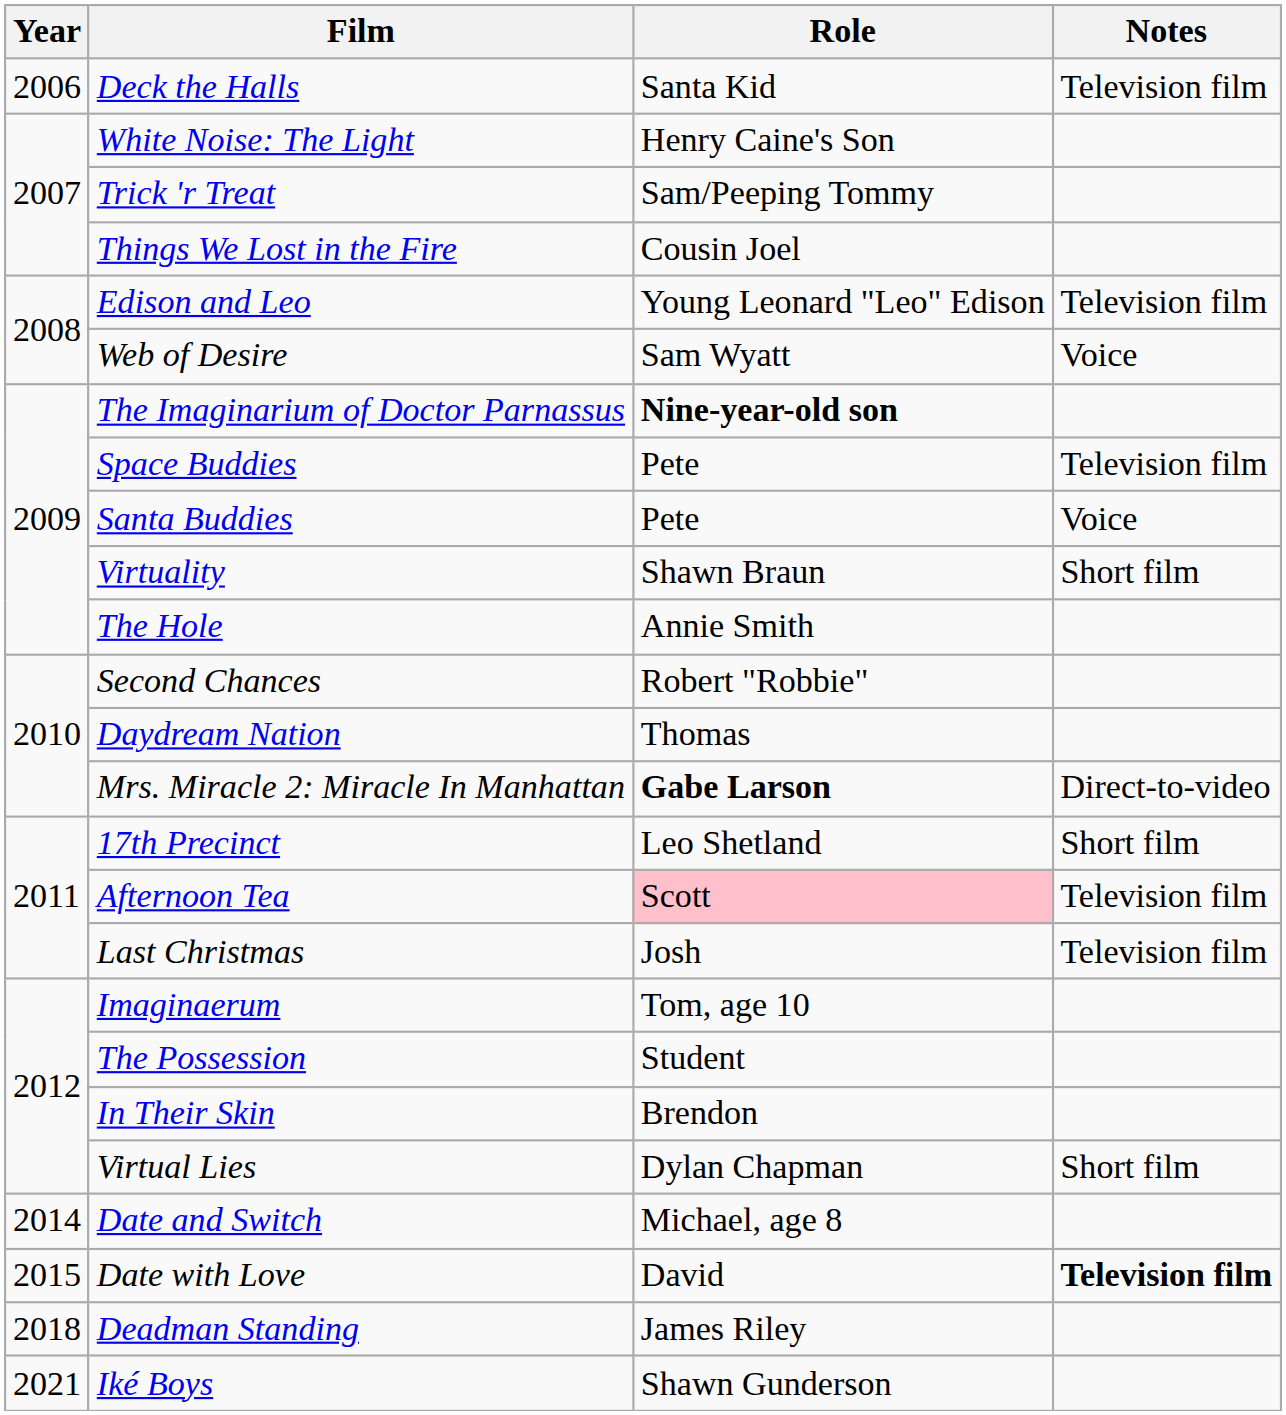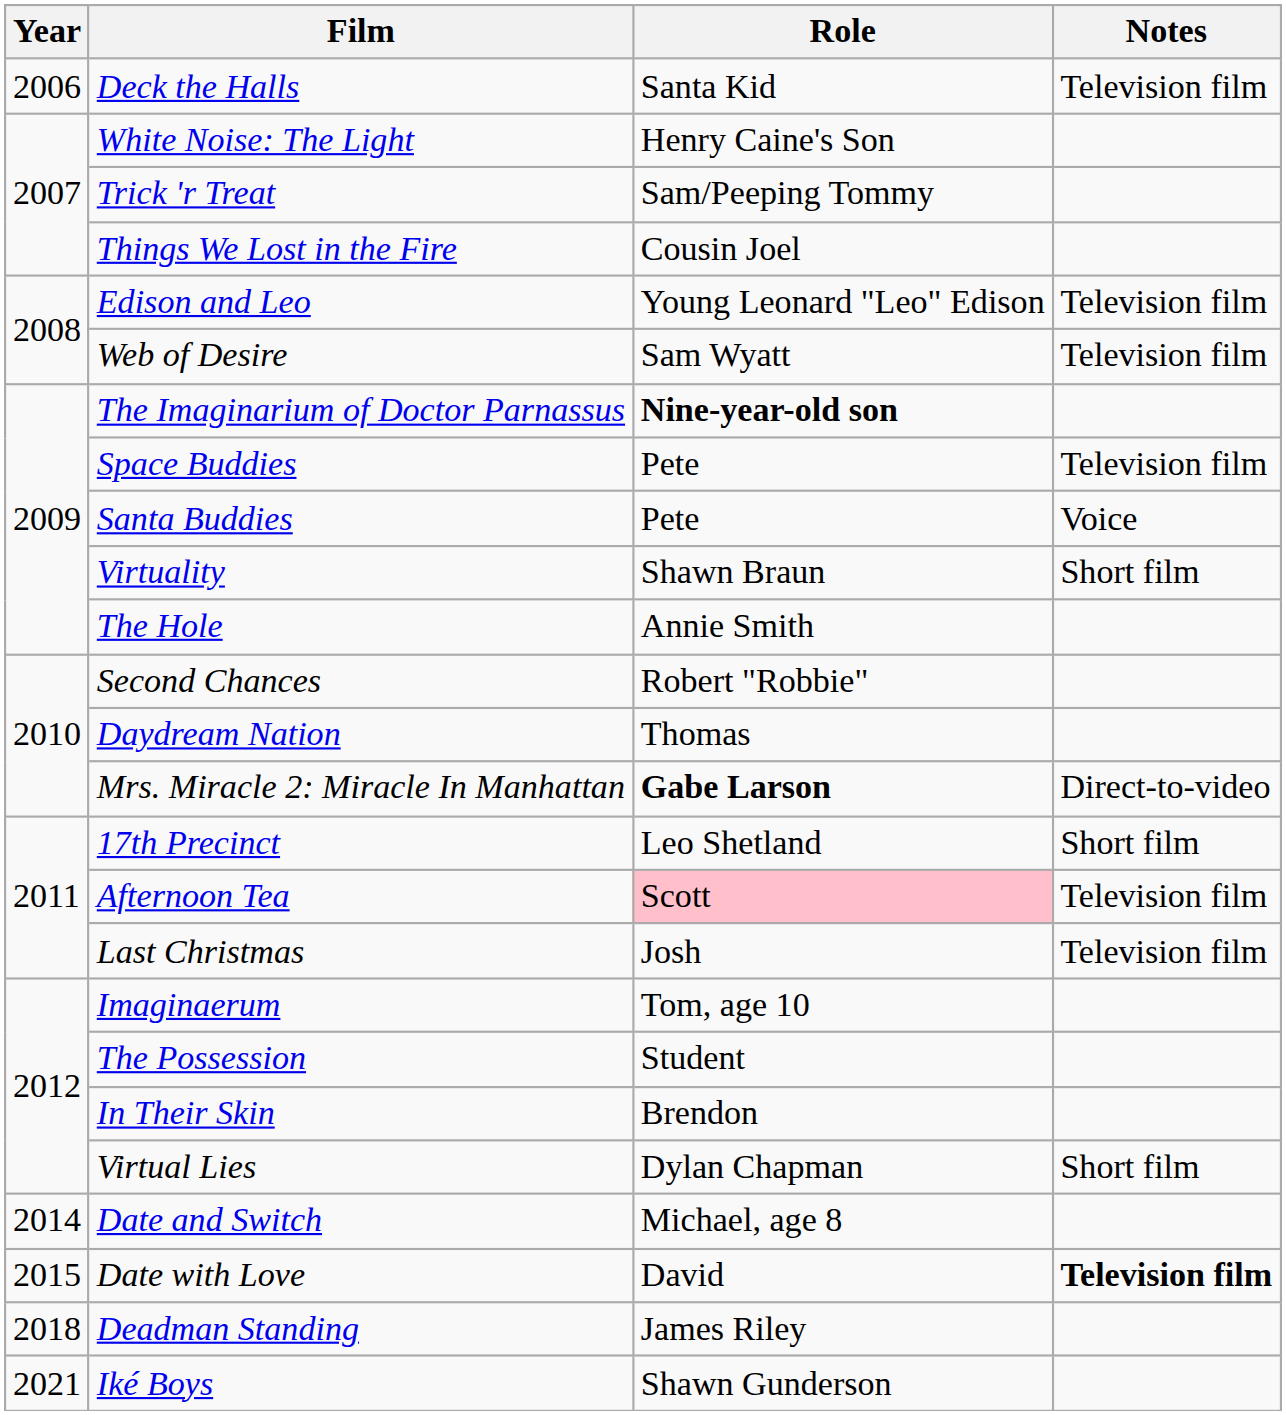(1099, 355) Voice -> (1164, 355) Television film
